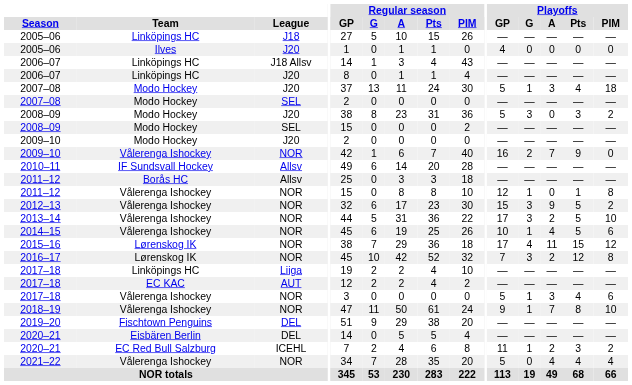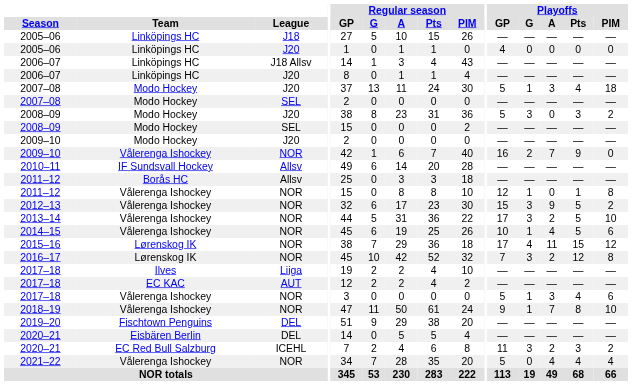(165, 49) Ilves -> (165, 49) Linköpings HC
(165, 270) Linköpings HC -> (165, 270) Ilves
(529, 348) 1 -> (529, 348) 3
